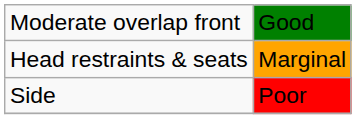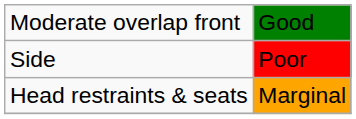rows swapped: (33, 95) <-> (129, 58)
